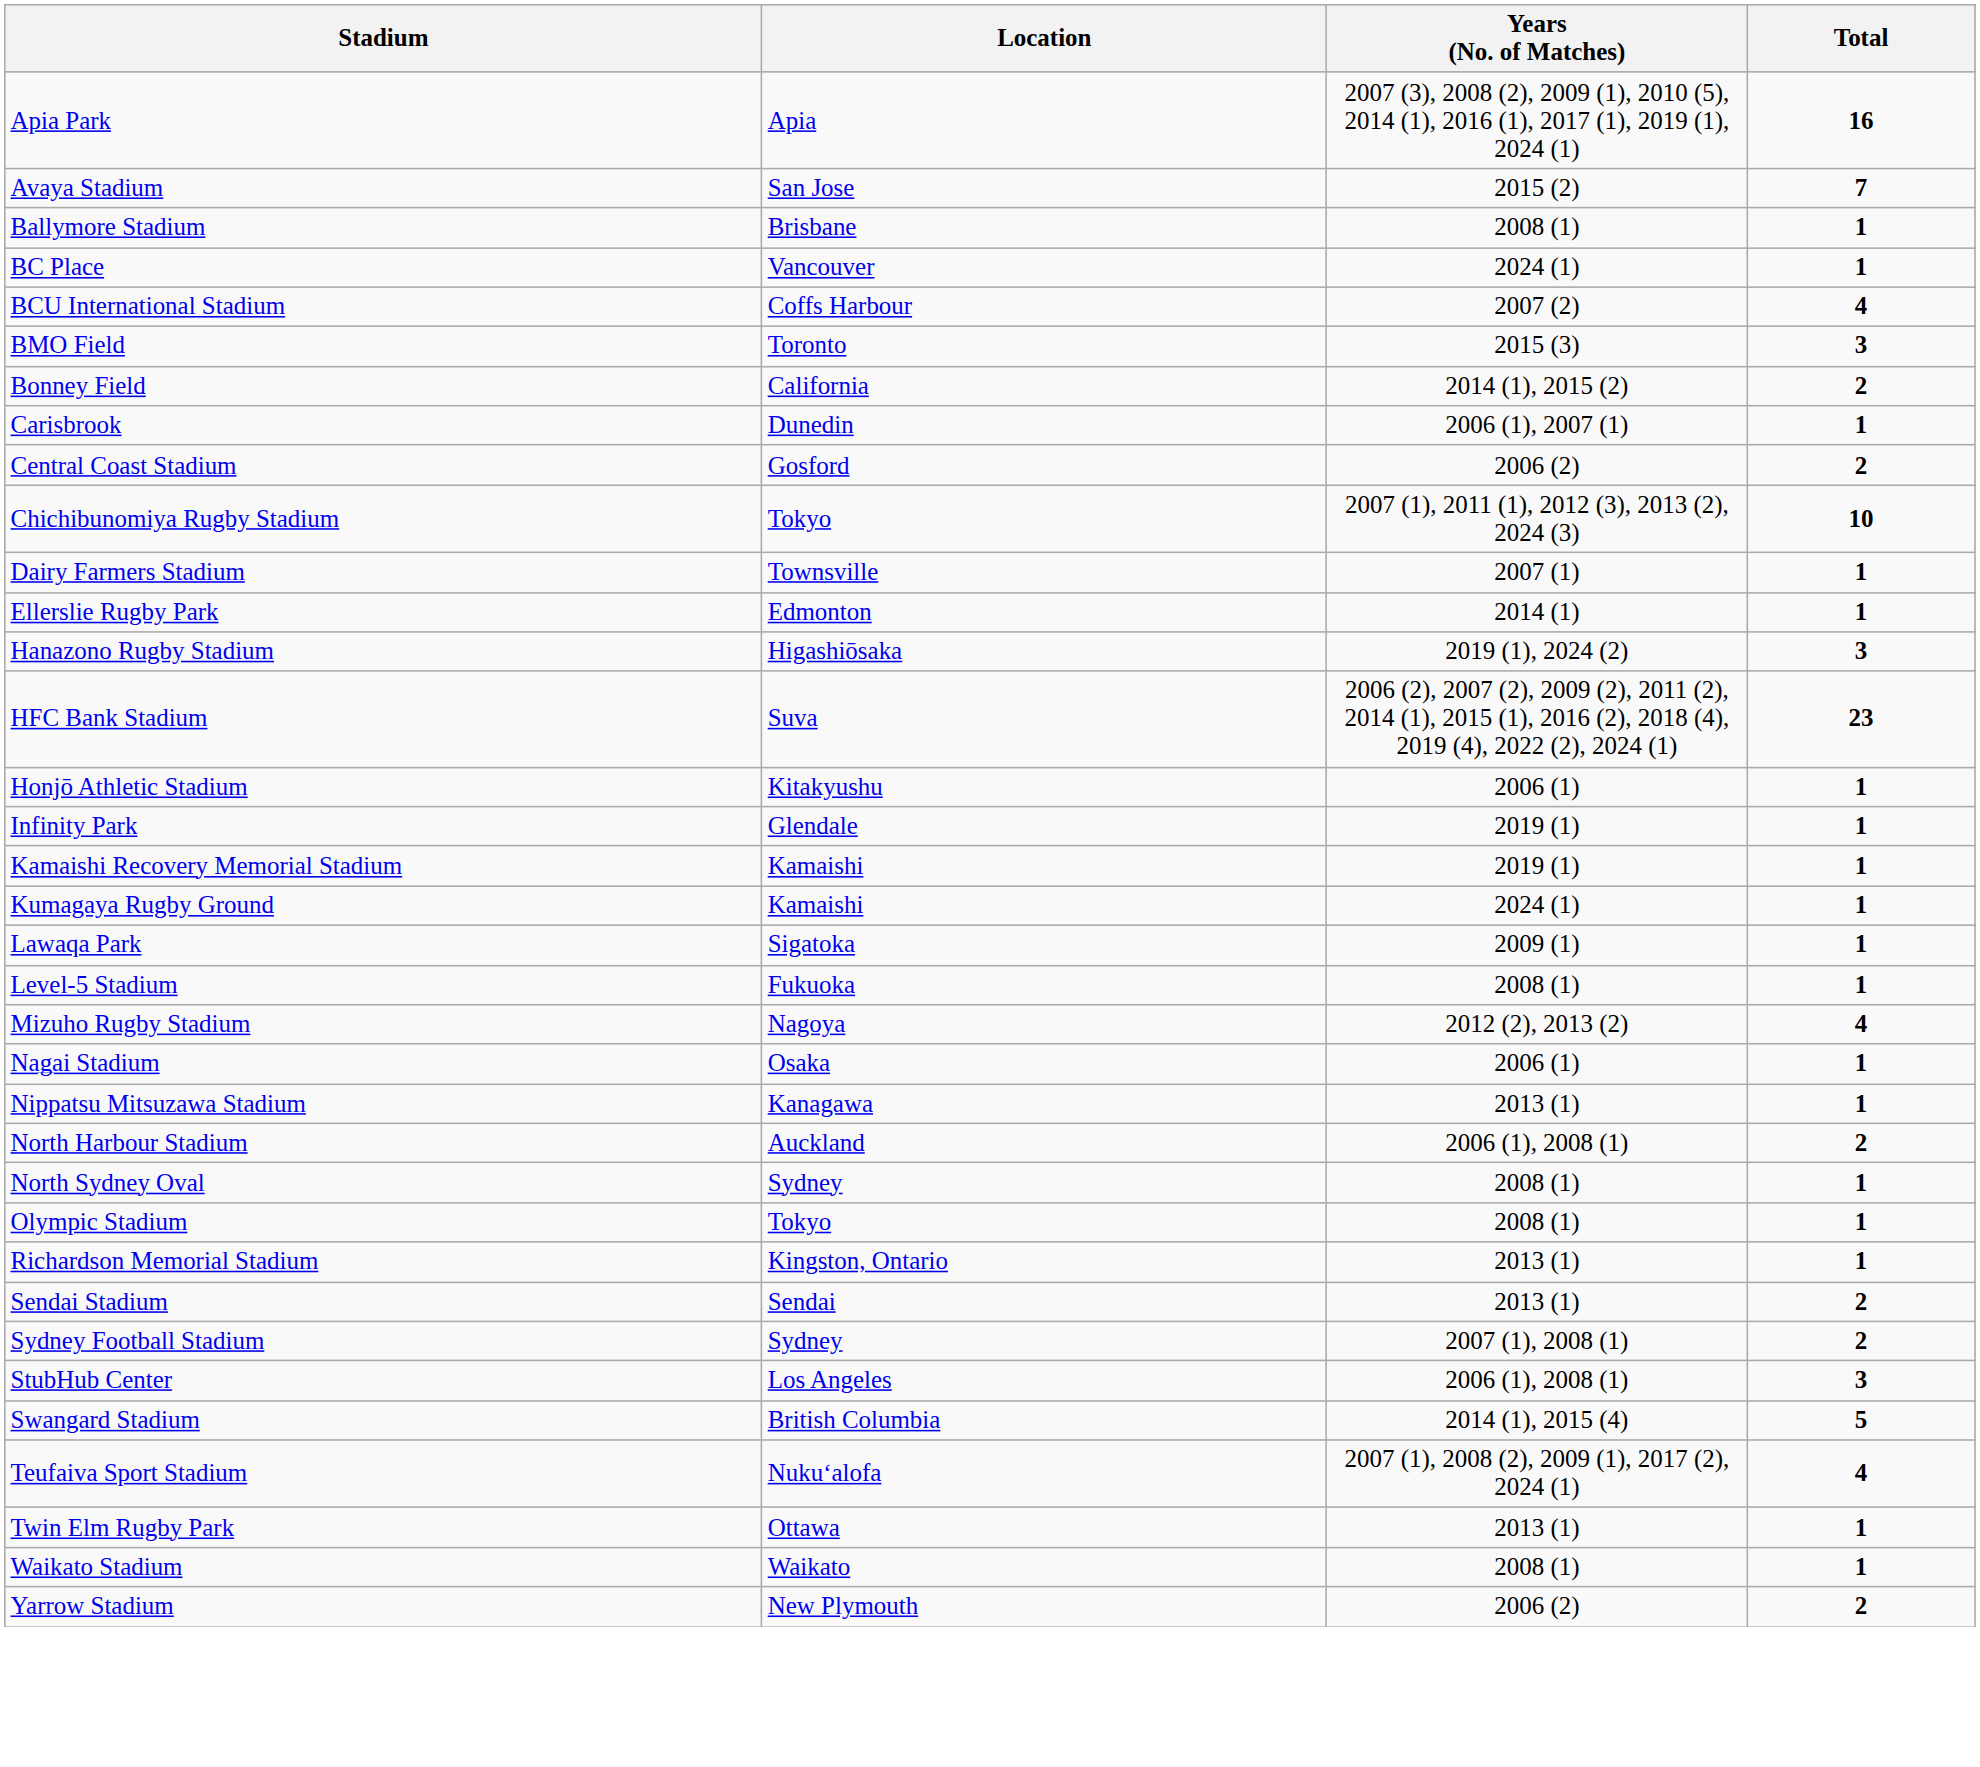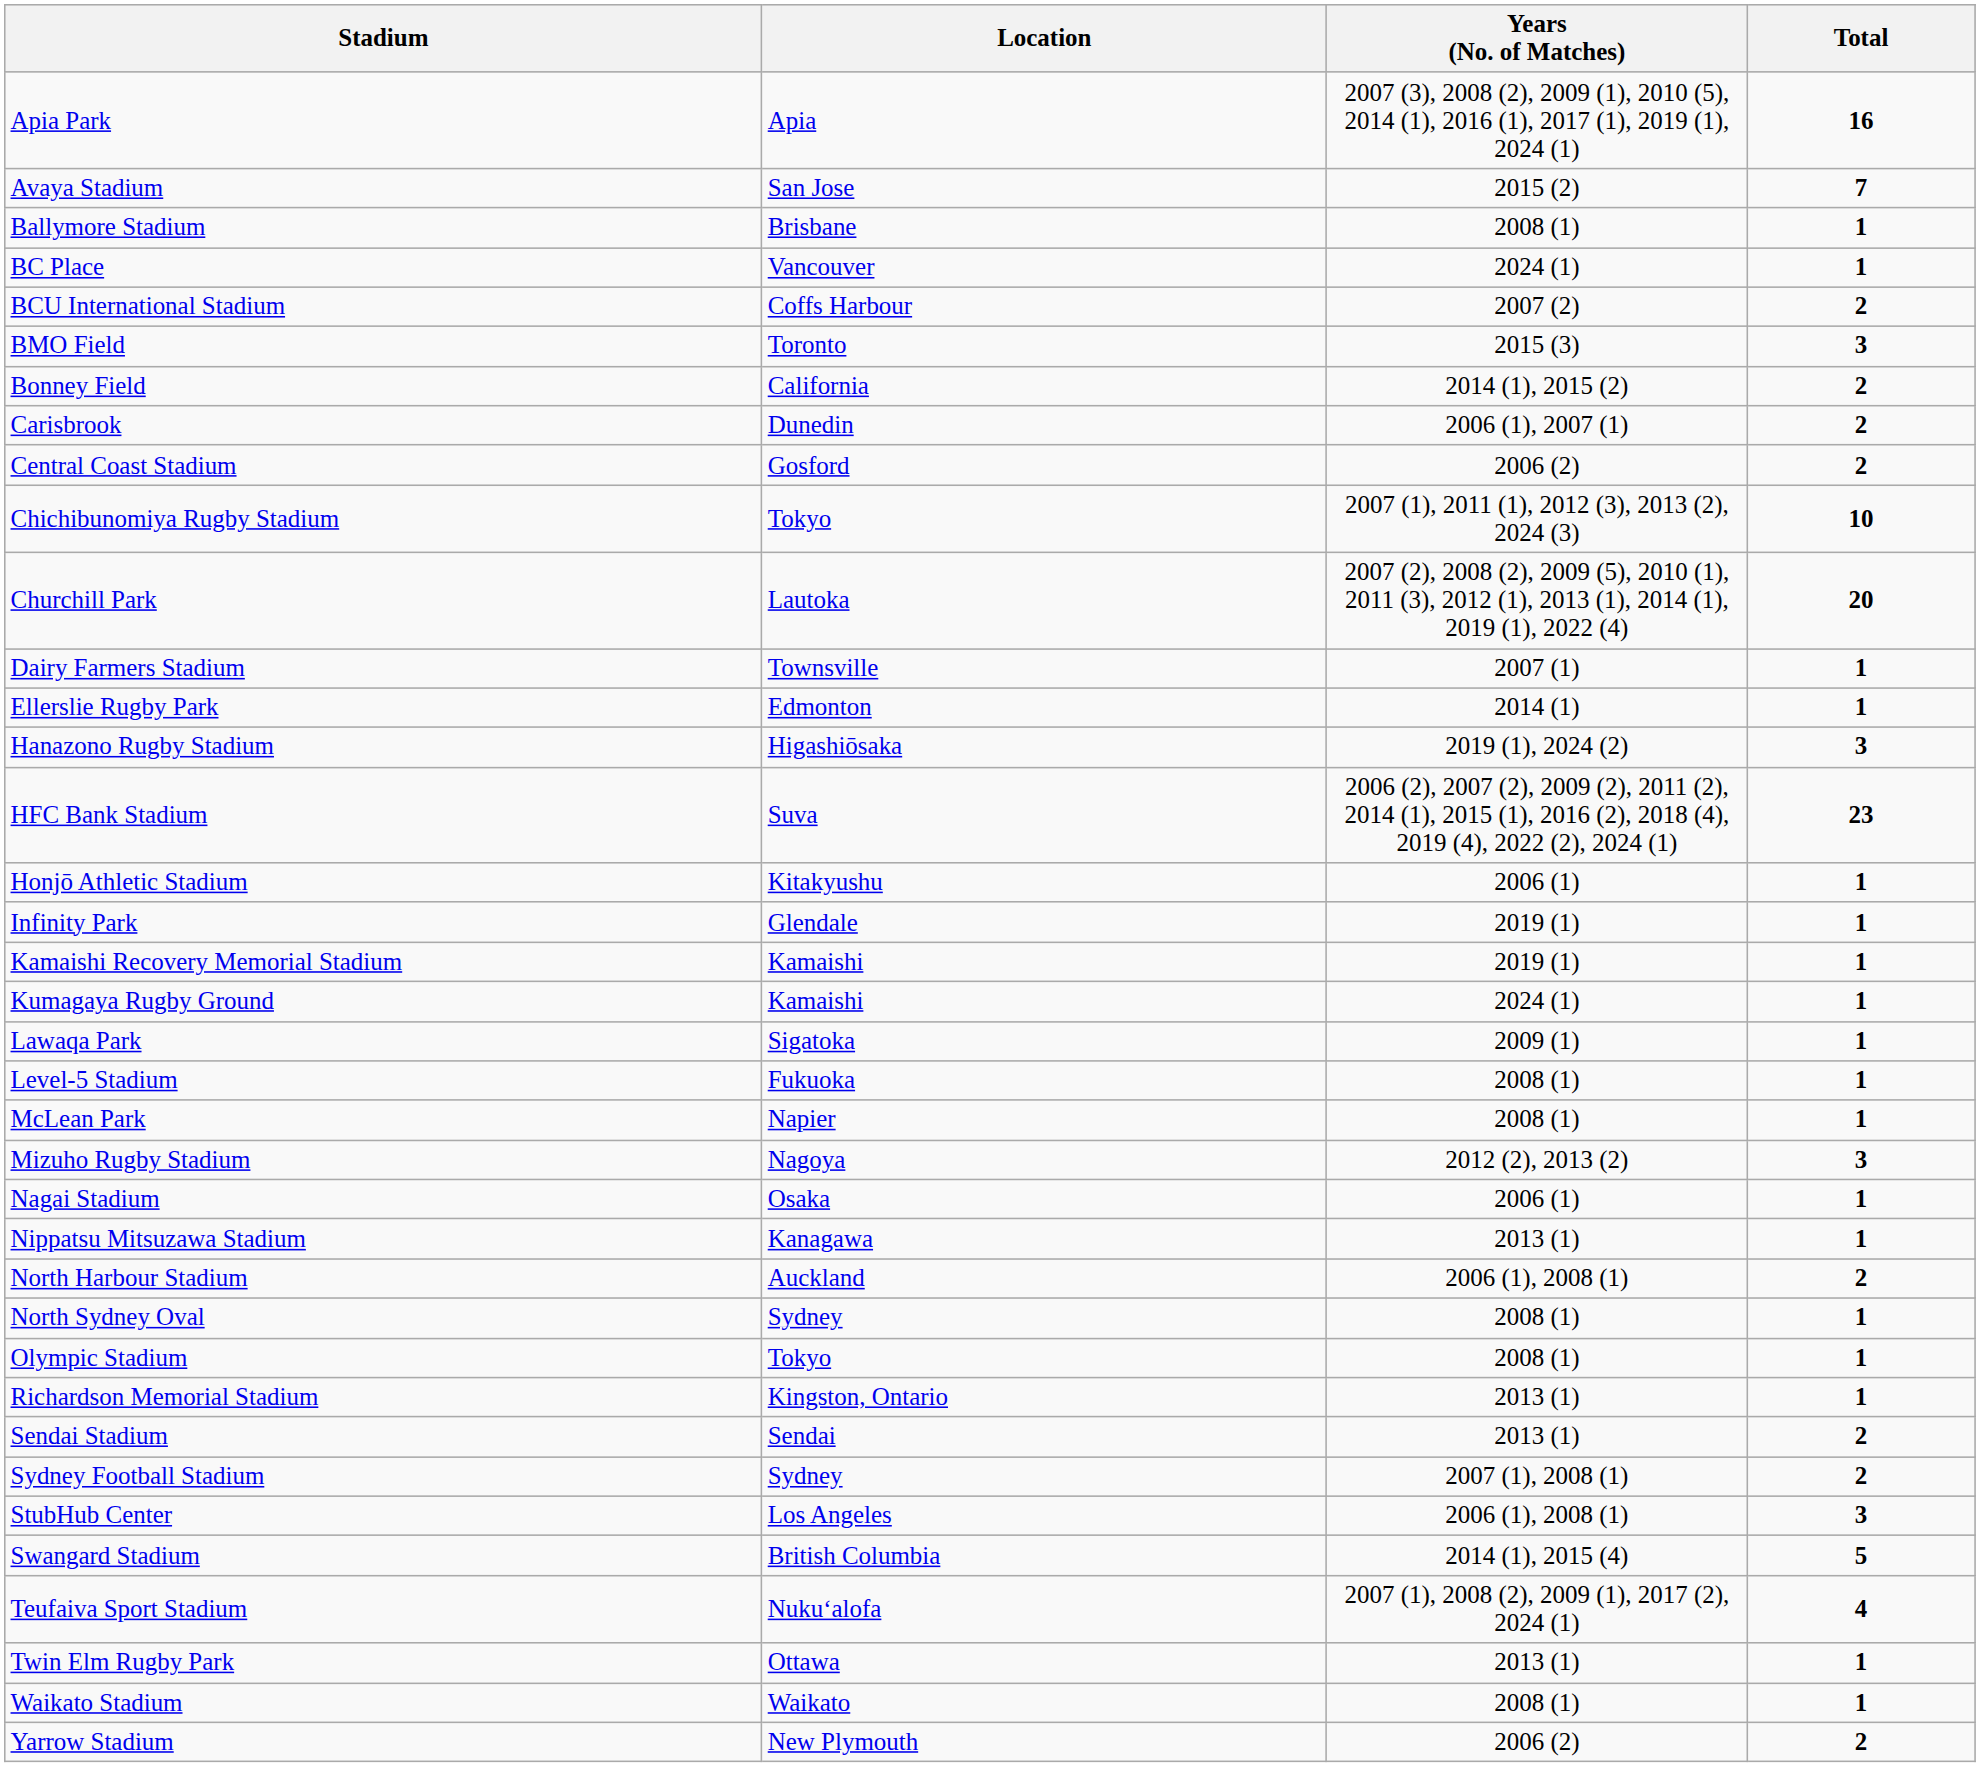(1861, 306) 4 -> (1861, 306) 2
(1861, 425) 1 -> (1861, 425) 2
+ row: (84, 600)
+ row: (78, 1119)
(1861, 1024) 4 -> (1861, 1159) 3
